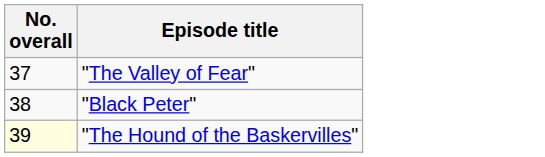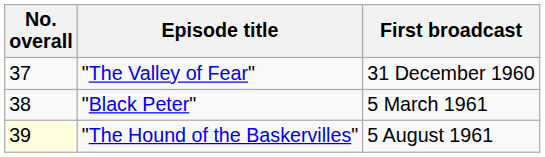+ column: (451, 31)
